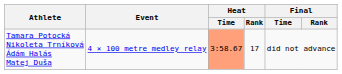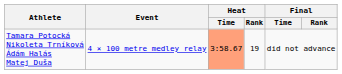(255, 49) 17 -> (255, 49) 19
